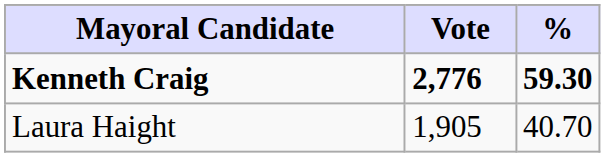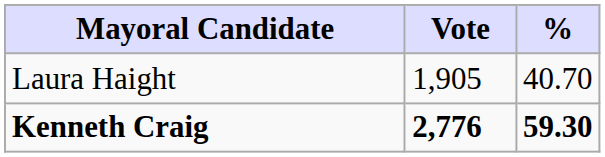rows swapped: (110, 77) <-> (94, 126)
